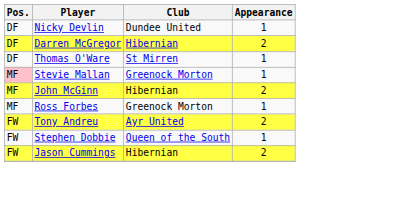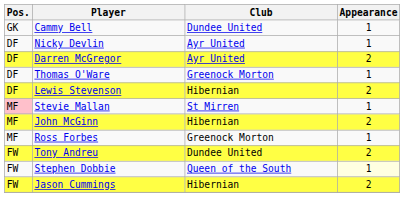+ row: (63, 28)
(164, 28) Dundee United -> (216, 44) Ayr United
(152, 44) Hibernian -> (216, 59) Ayr United
(152, 59) St Mirren -> (230, 75) Greenock Morton
+ row: (78, 91)
(169, 75) Greenock Morton -> (213, 106) St Mirren
(155, 122) Ayr United -> (225, 153) Dundee United
(264, 138) no background -> (369, 169) lightyellow background
